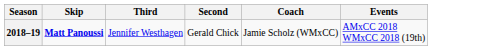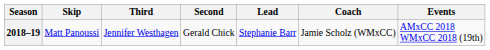+ column: (268, 12)
(74, 32) bold -> (72, 32) normal
